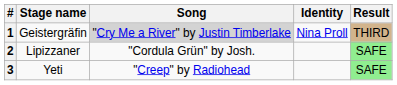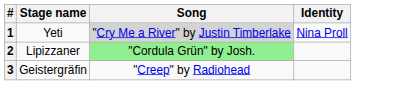- column: (371, 13)
(53, 32) Geistergräfin -> (53, 32) Yeti
(192, 51) no background -> (192, 51) lightgreen background
(53, 70) Yeti -> (53, 70) Geistergräfin
